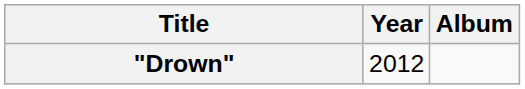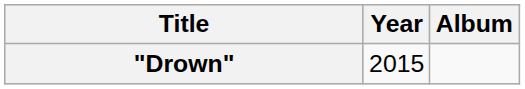(397, 63) 2012 -> (397, 63) 2015
